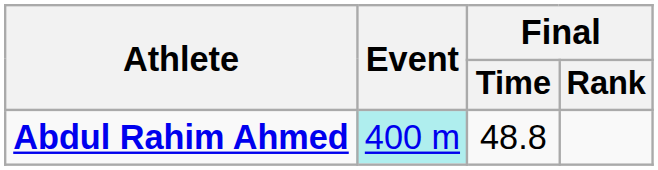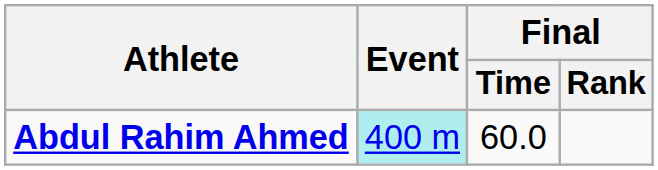(513, 138) 48.8 -> (513, 138) 60.0
